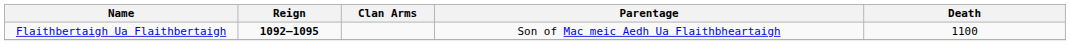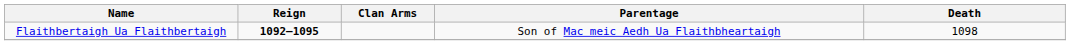(965, 31) 1100 -> (965, 31) 1098
